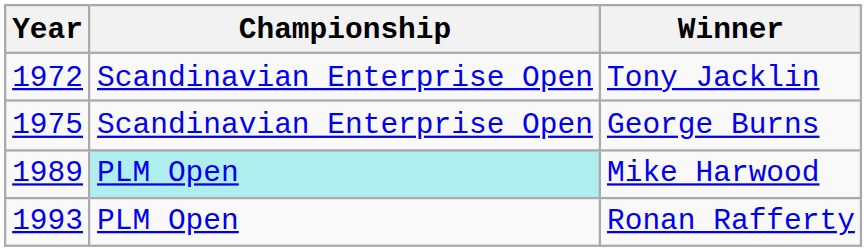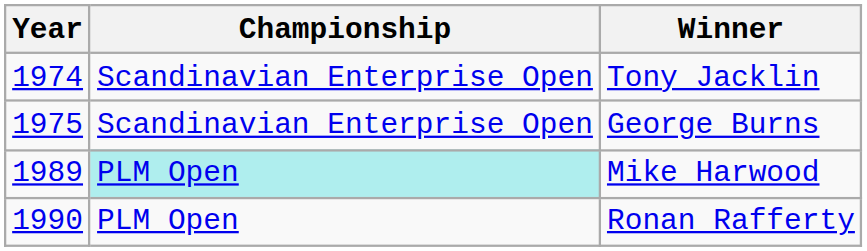(48, 77) 1972 -> (48, 77) 1974
(48, 222) 1993 -> (48, 222) 1990
